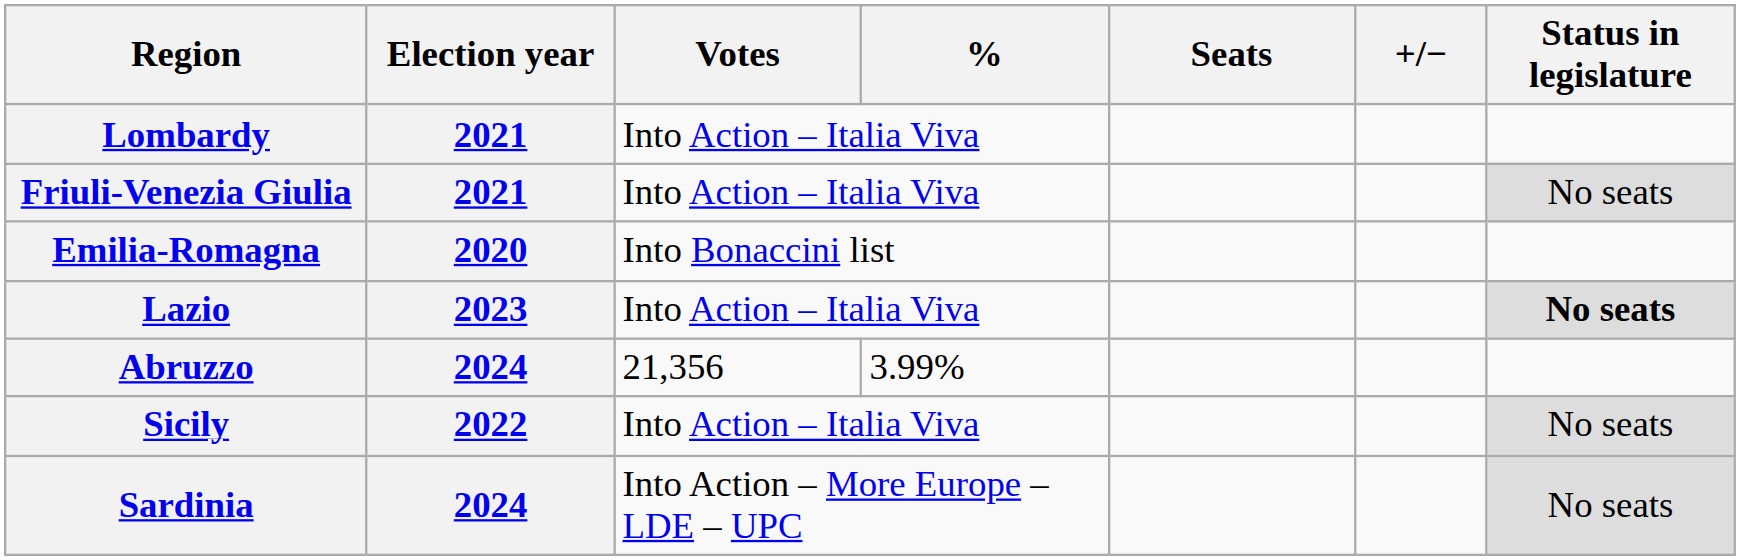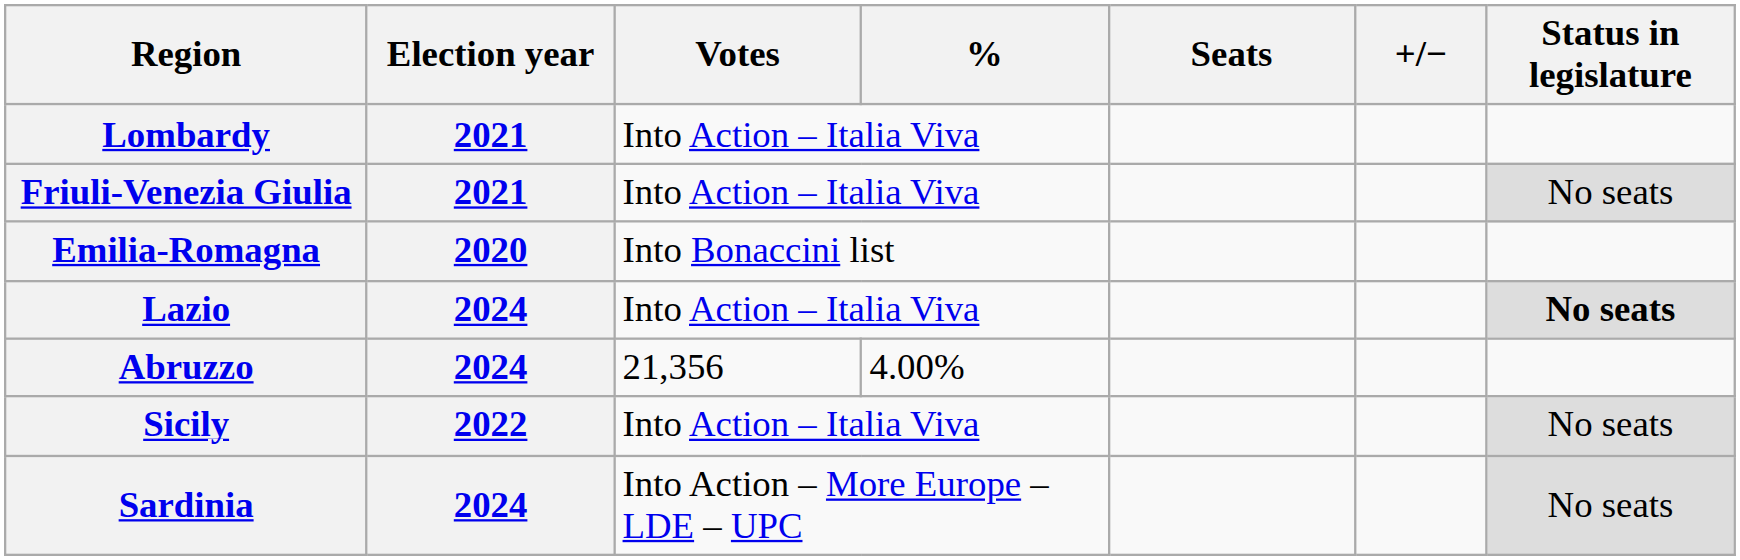(491, 308) 2023 -> (491, 308) 2024
(917, 366) 3.99% -> (917, 366) 4.00%
